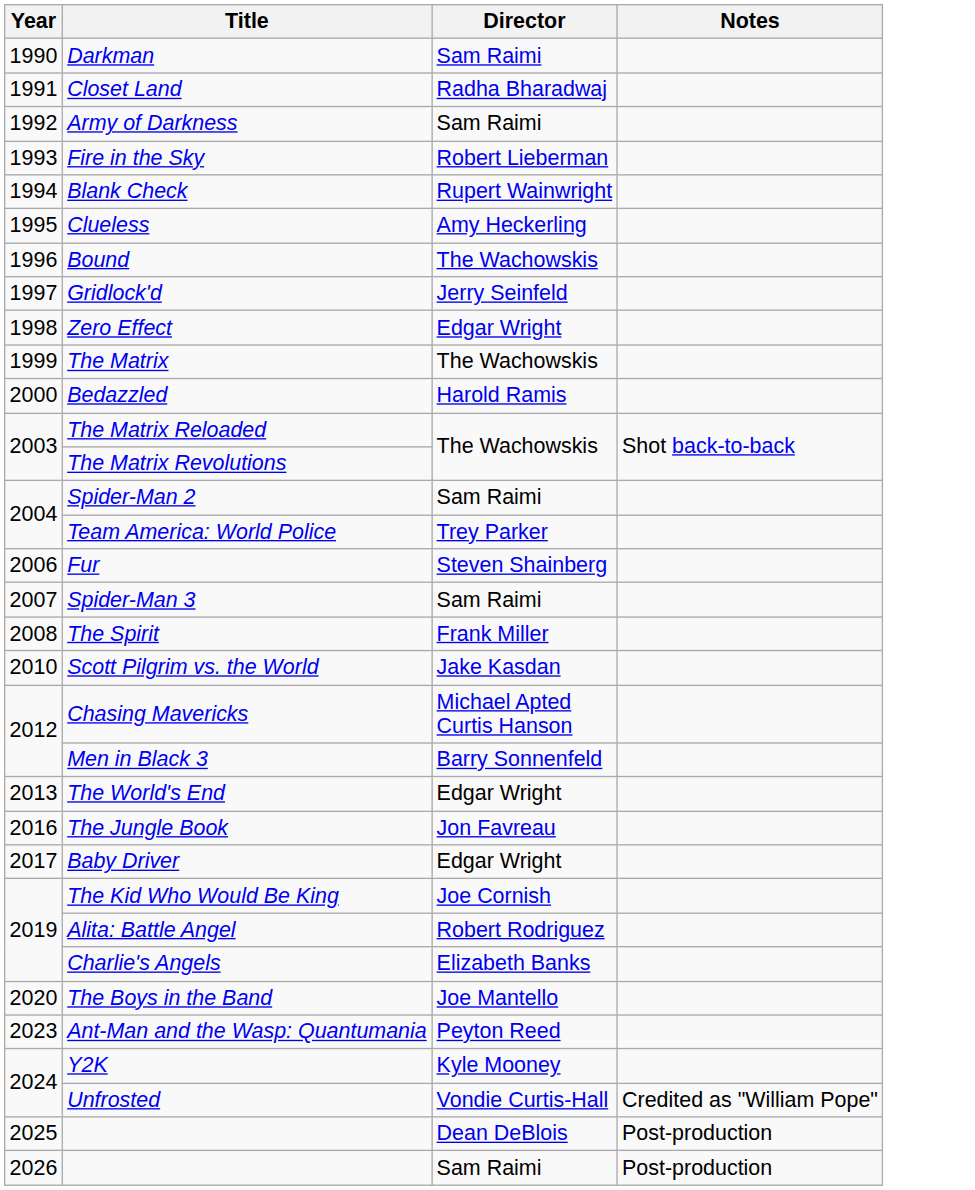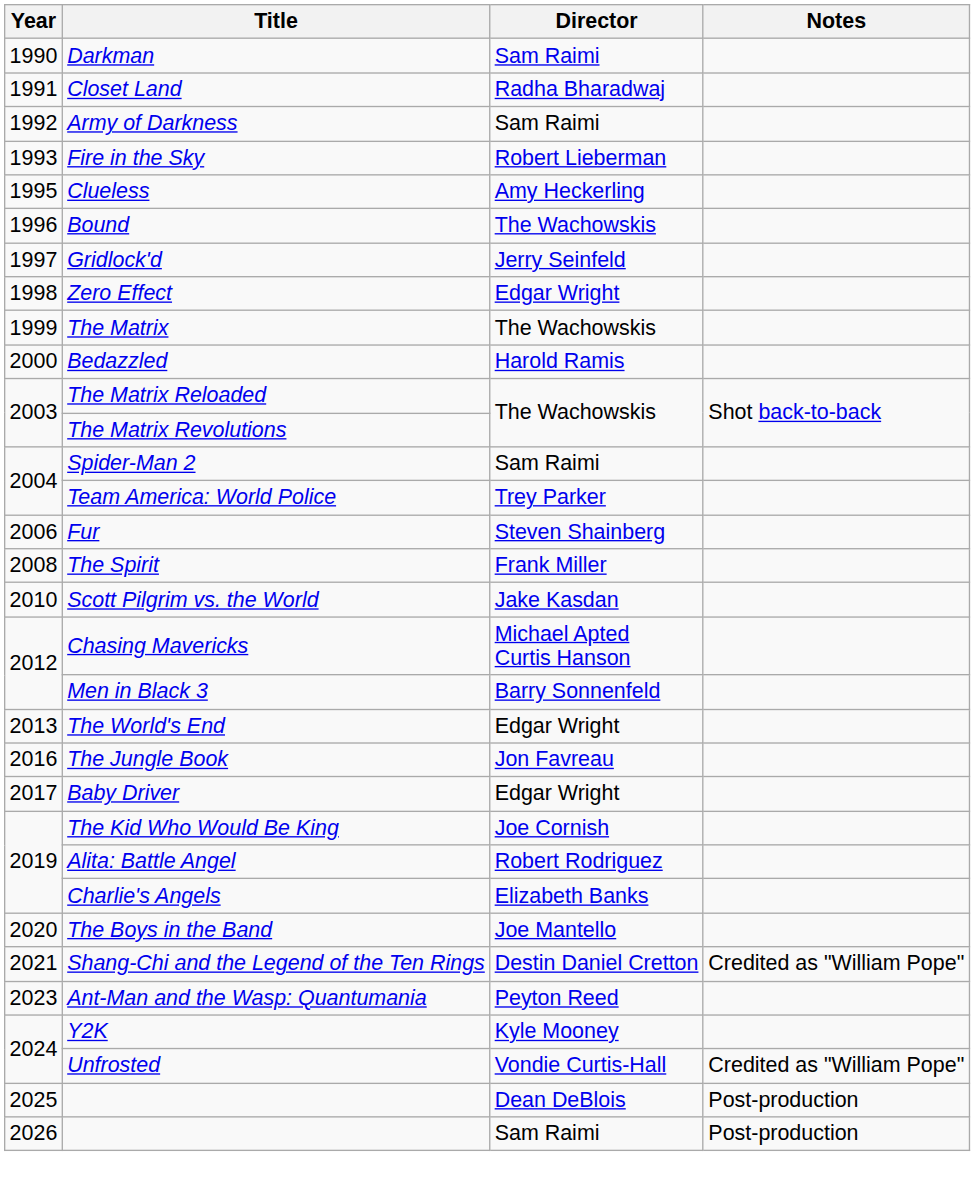- row: (33, 191)
- row: (33, 599)
+ row: (33, 963)
